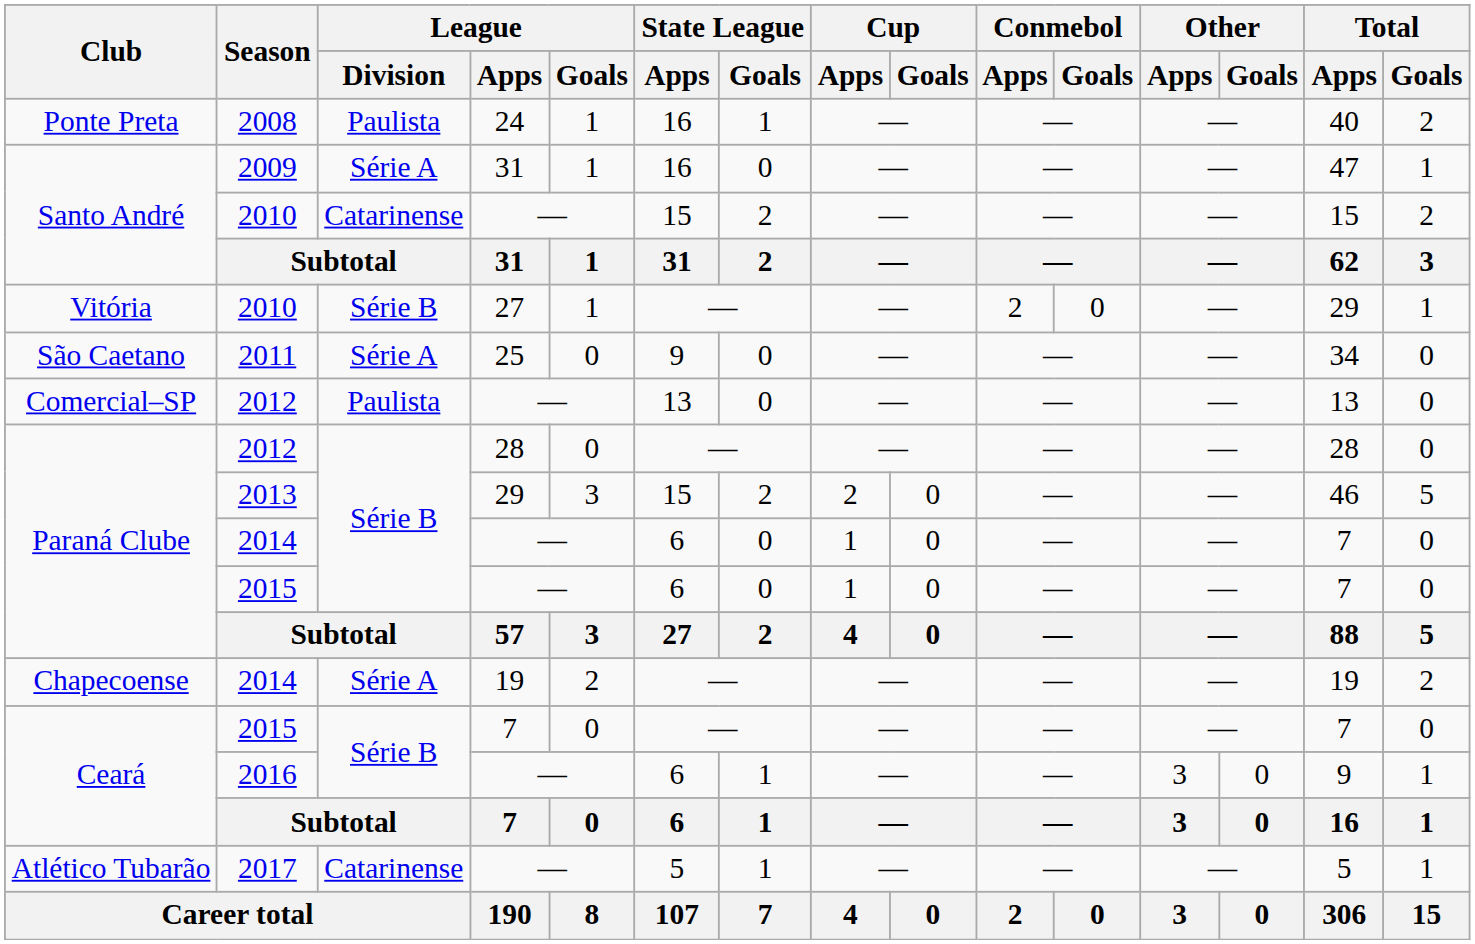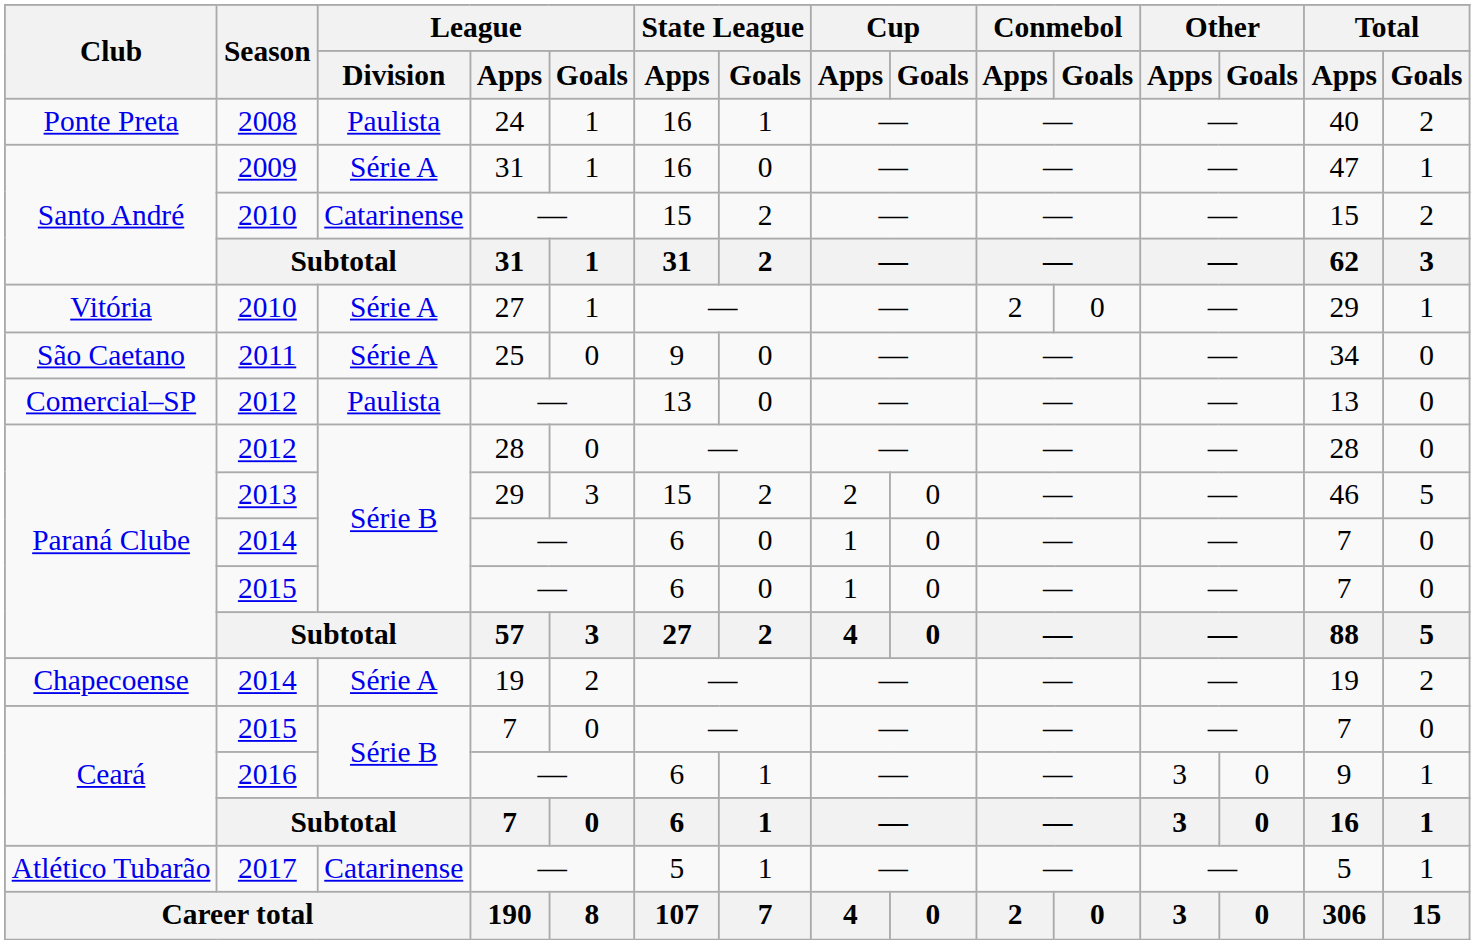(394, 307) Série B -> (394, 307) Série A
